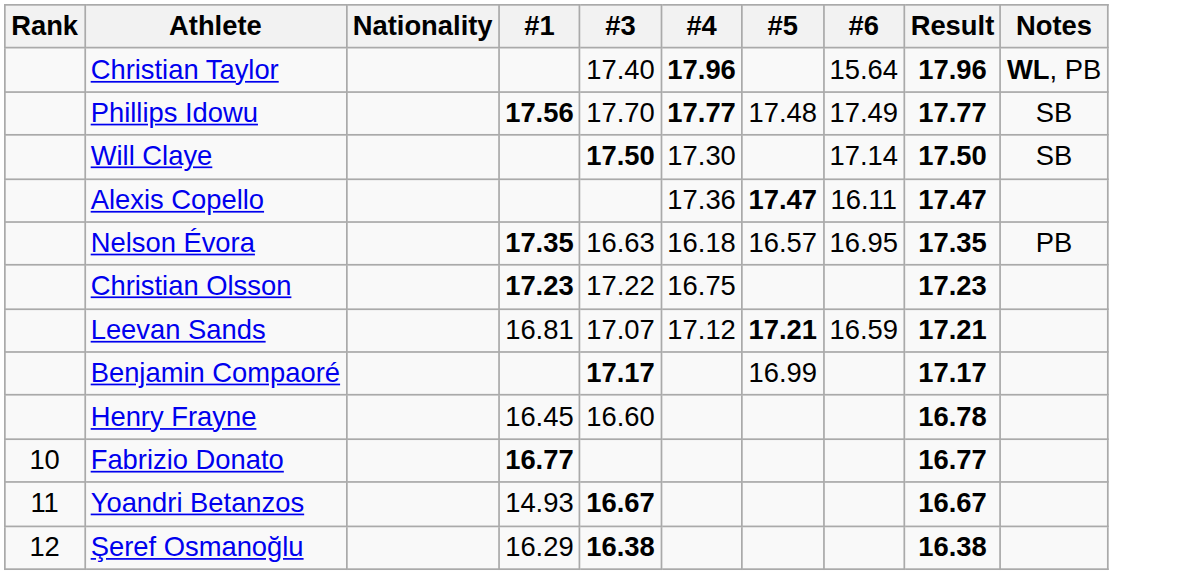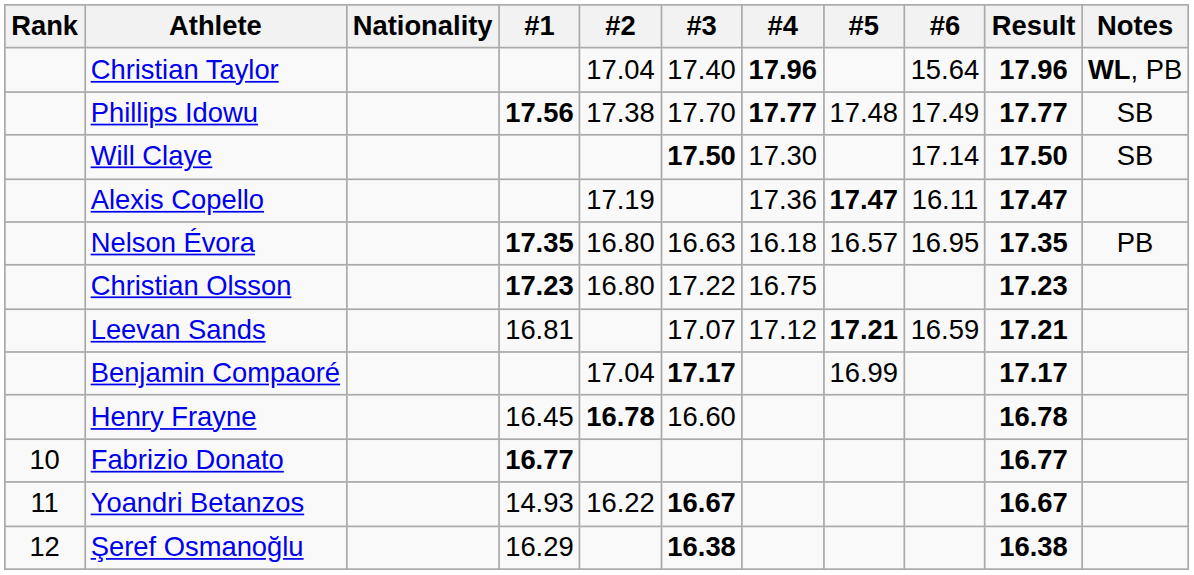+ column: (621, 26)
